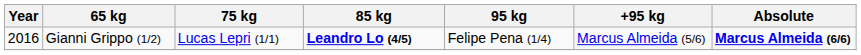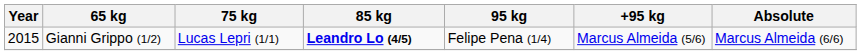(23, 38) 2016 -> (23, 38) 2015
(783, 38) bold -> (779, 38) normal
